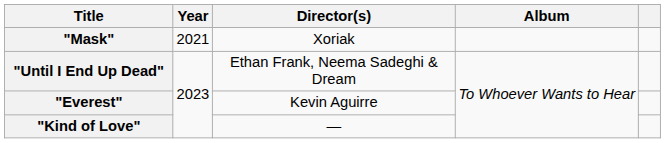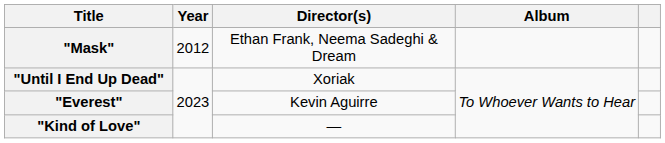(193, 39) 2021 -> (193, 47) 2012
(334, 39) Xoriak -> (334, 47) Ethan Frank, Neema Sadeghi & Dream
(334, 71) Ethan Frank, Neema Sadeghi & Dream -> (334, 79) Xoriak
